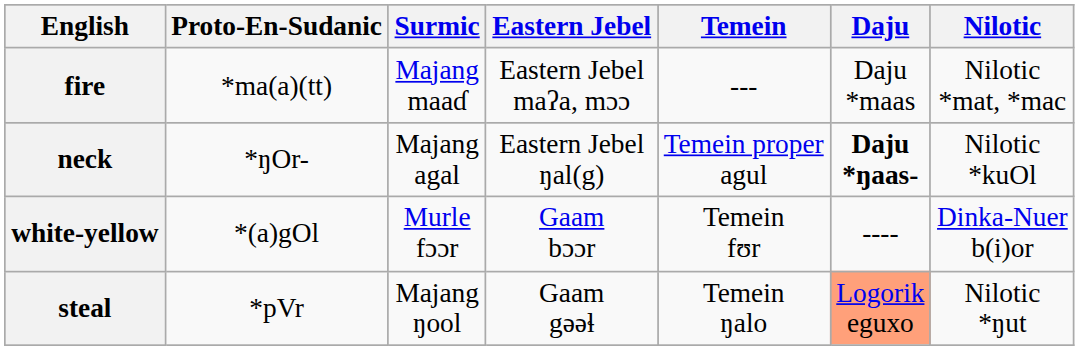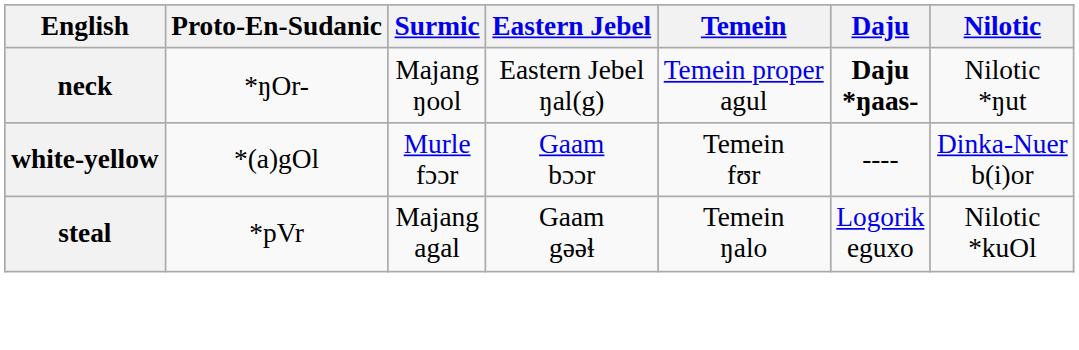- row: (85, 84)
(437, 159) Majang agal -> (437, 84) Majang ŋool
(1002, 159) Nilotic *kuOl -> (1002, 84) Nilotic *ŋut
(437, 307) Majang ŋool -> (437, 233) Majang agal
(880, 307) lightsalmon background -> (880, 233) no background
(1002, 307) Nilotic *ŋut -> (1002, 233) Nilotic *kuOl
